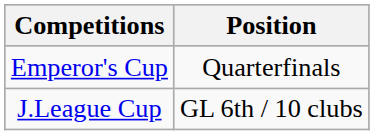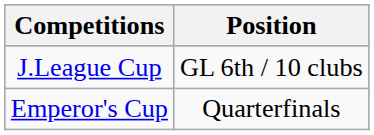rows swapped: (89, 66) <-> (89, 108)
